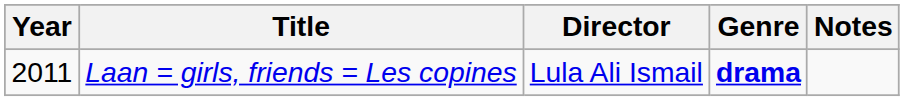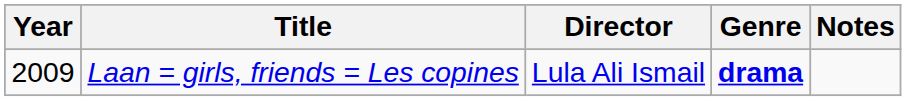(42, 71) 2011 -> (43, 71) 2009
